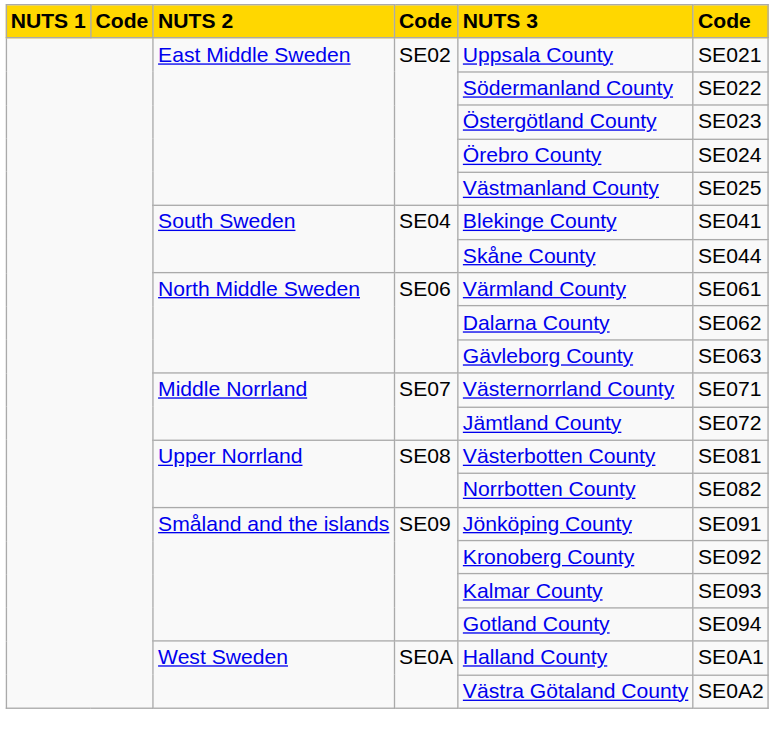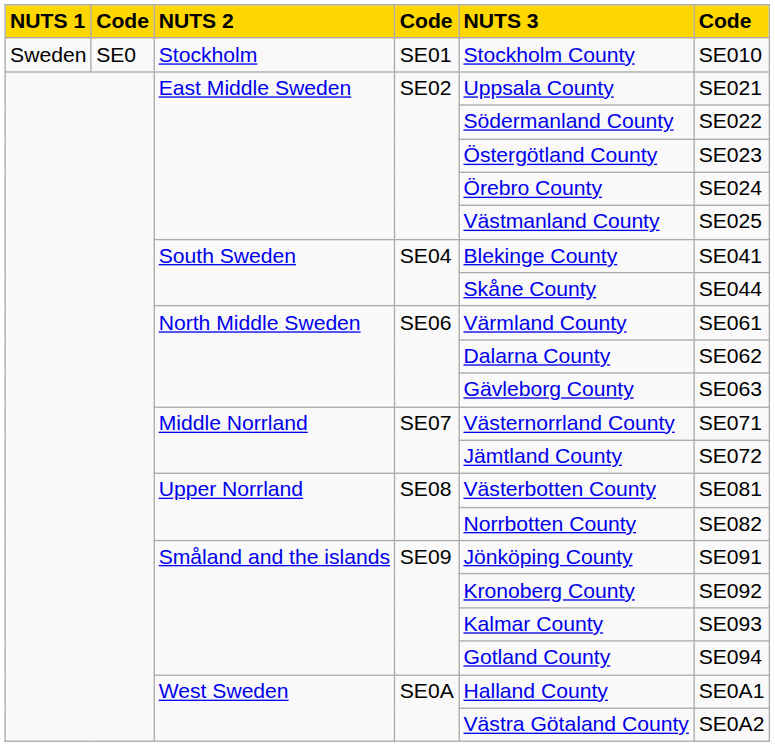+ row: (208, 54)
